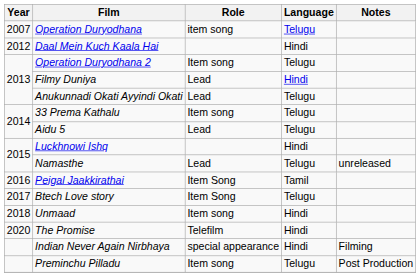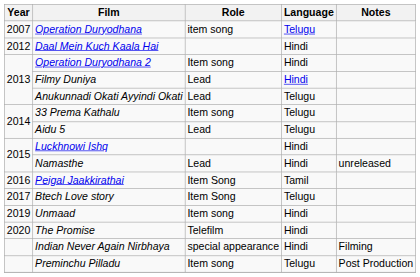(299, 63) Telugu -> (296, 63) Hindi
(299, 163) Telugu -> (296, 163) Hindi
(19, 213) 2018 -> (19, 213) 2019
